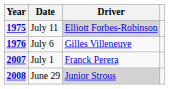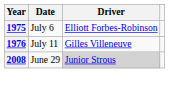(44, 28) July 11 -> (42, 28) July 6
(111, 28) lightgrey background -> (111, 28) no background
(42, 44) July 6 -> (44, 44) July 11
- row: (16, 60)
